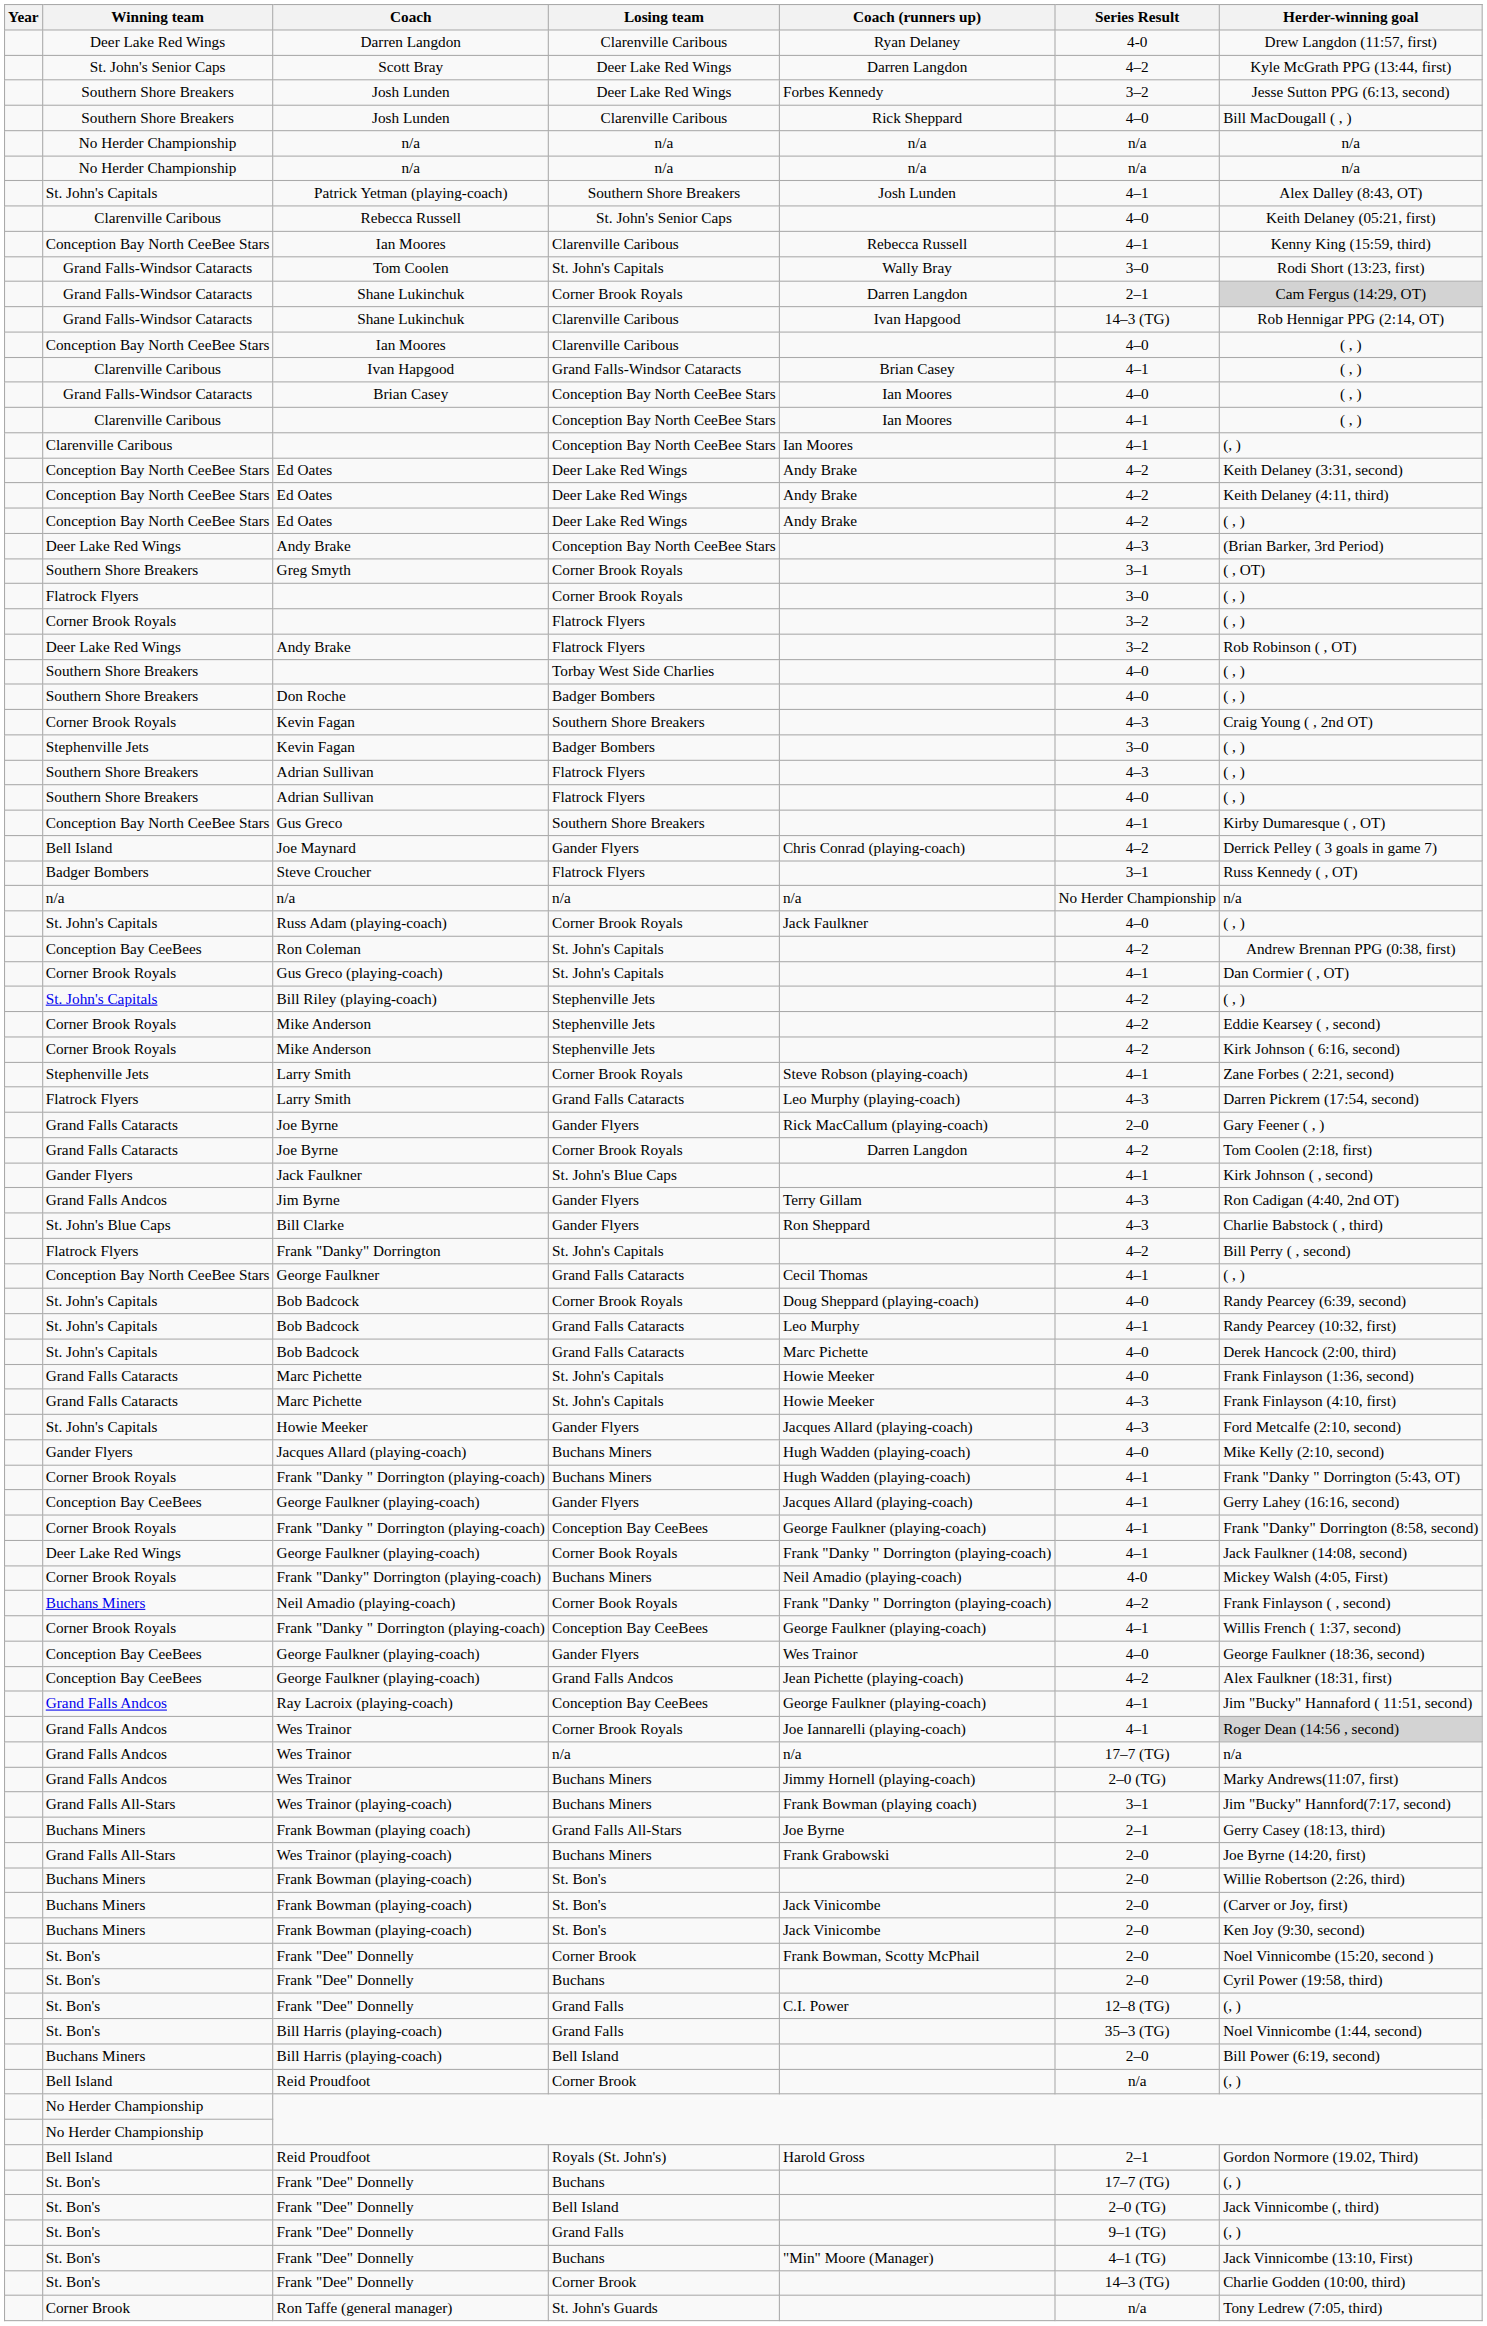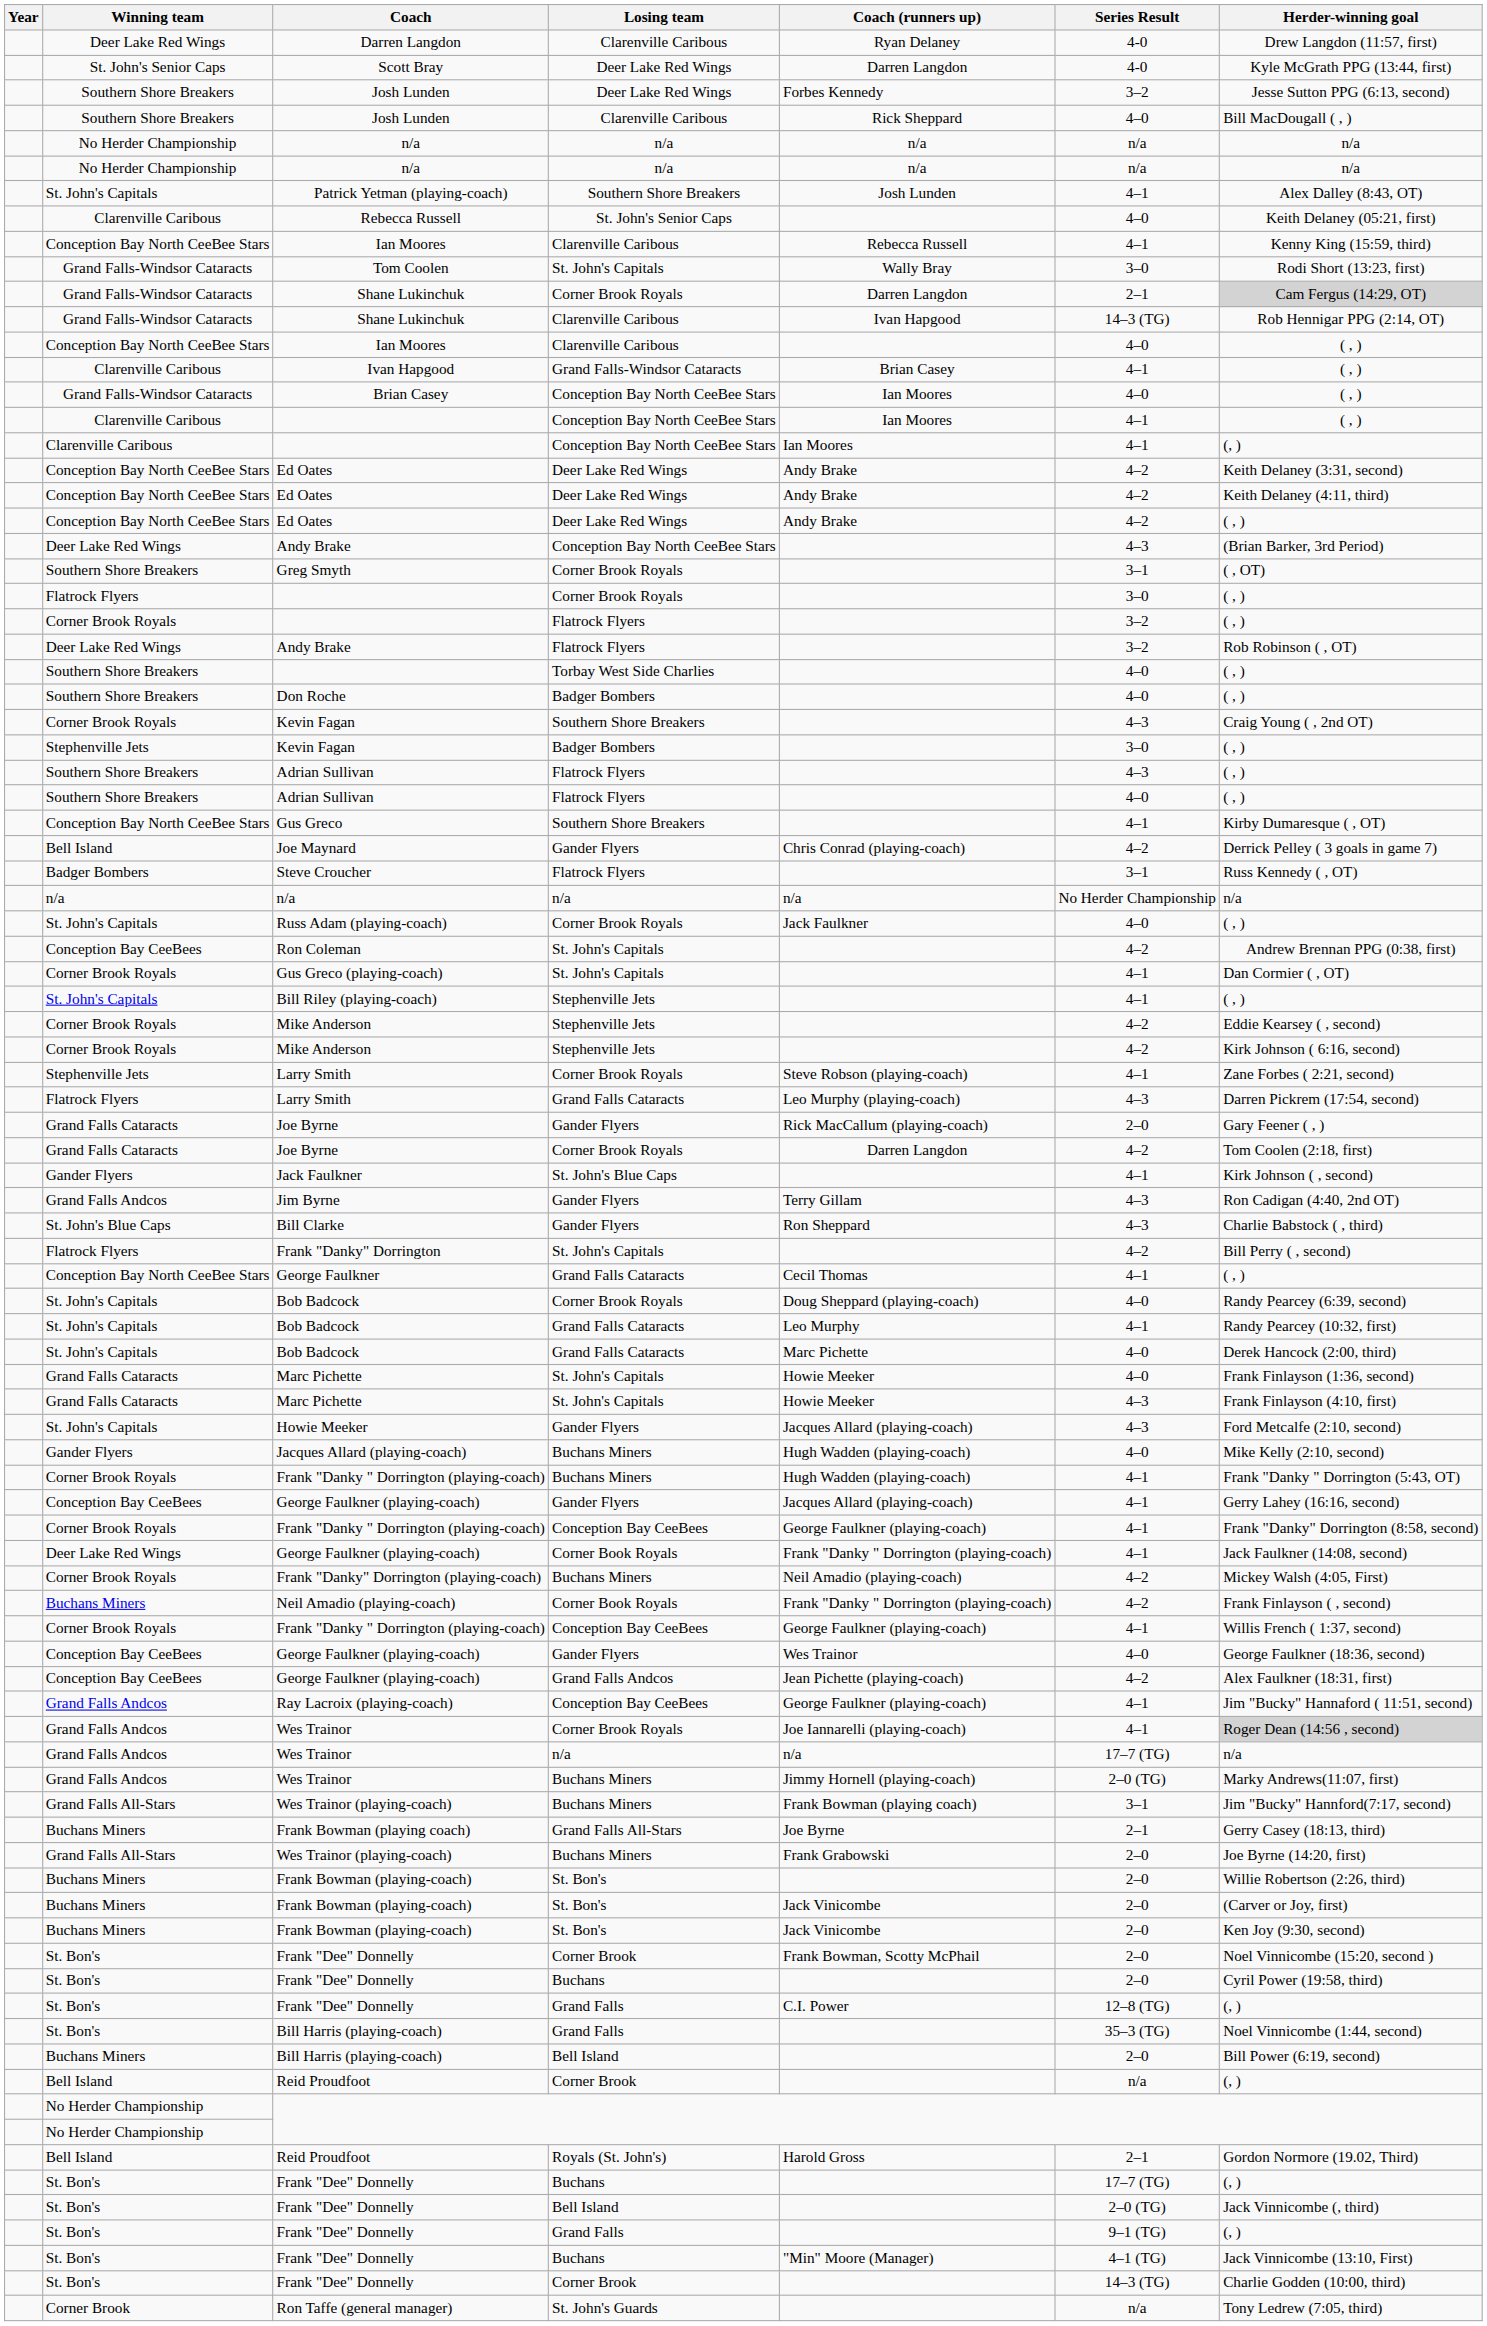(1137, 67) 4–2 -> (1137, 67) 4-0
(1137, 999) 4–2 -> (1137, 999) 4–1
(1137, 1578) 4-0 -> (1137, 1578) 4–2
